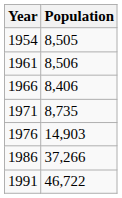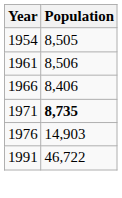(61, 110) normal -> (61, 110) bold
- row: (23, 157)
